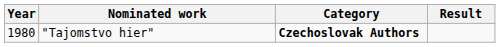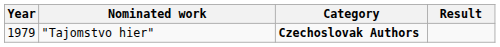(21, 33) 1980 -> (21, 33) 1979
